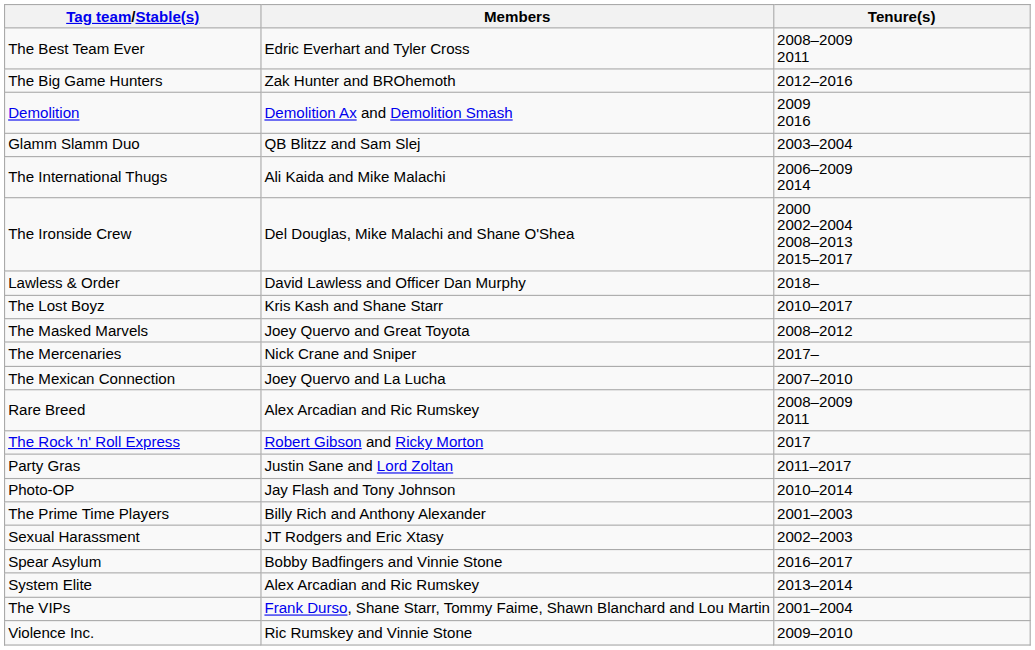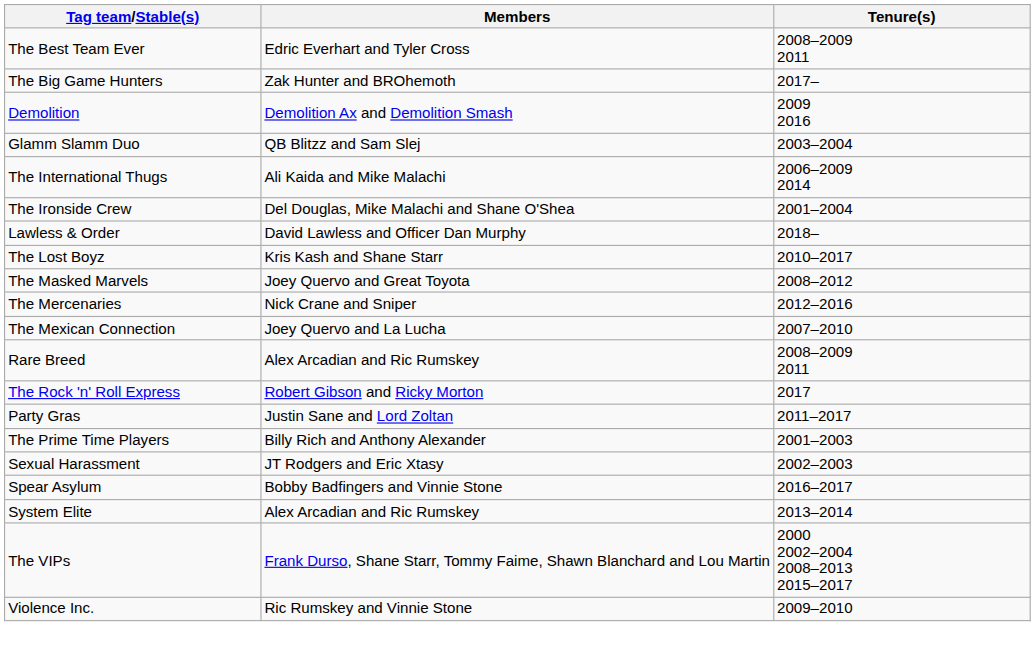(815, 80) 2012–2016 -> (798, 80) 2017–
(815, 234) 2000 2002–2004 2008–2013 2015–2017 -> (815, 209) 2001–2004
(798, 354) 2017– -> (815, 304) 2012–2016
- row: (41, 490)
(815, 609) 2001–2004 -> (815, 560) 2000 2002–2004 2008–2013 2015–2017
